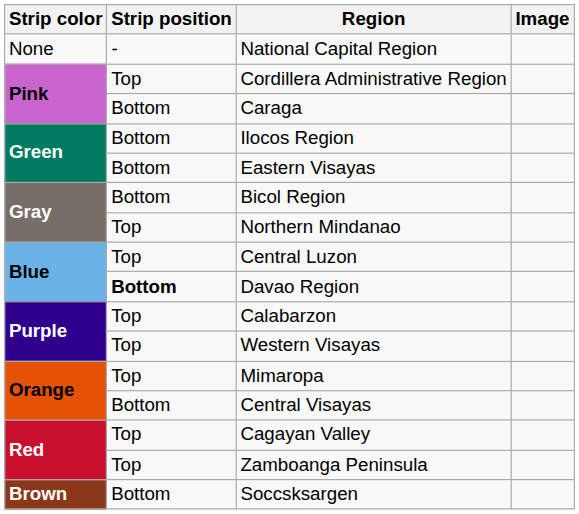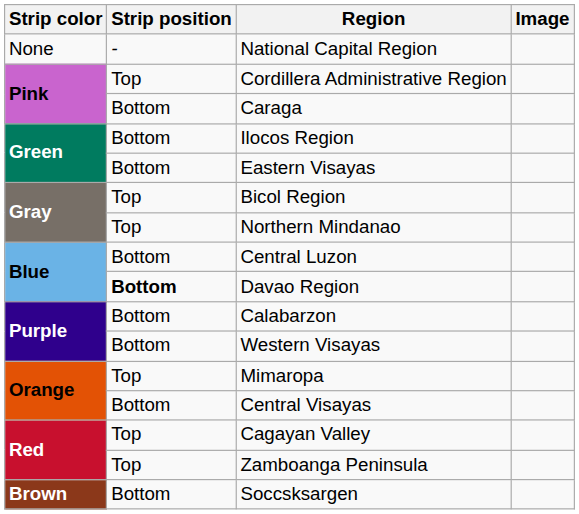(141, 197) Bottom -> (126, 197) Top
(126, 256) Top -> (141, 256) Bottom
(126, 316) Top -> (141, 316) Bottom
(126, 345) Top -> (141, 345) Bottom
